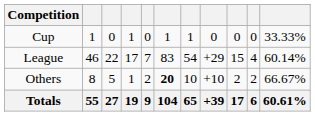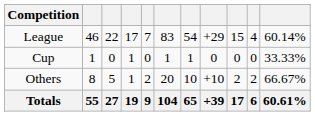rows swapped: (43, 57) <-> (43, 36)
(167, 79) bold -> (167, 79) normal
